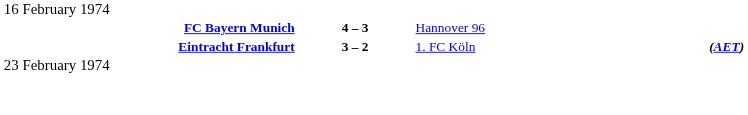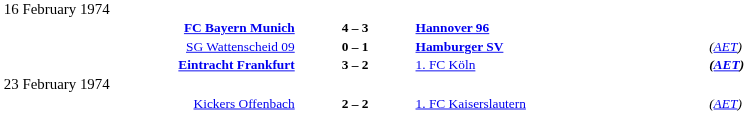(450, 28) normal -> (452, 28) bold
+ row: (240, 46)
+ row: (244, 103)
